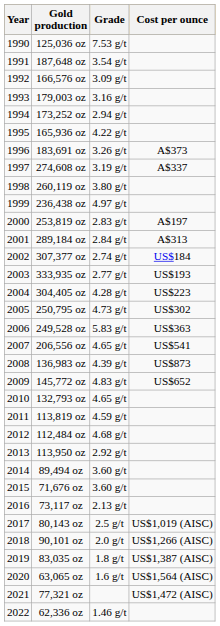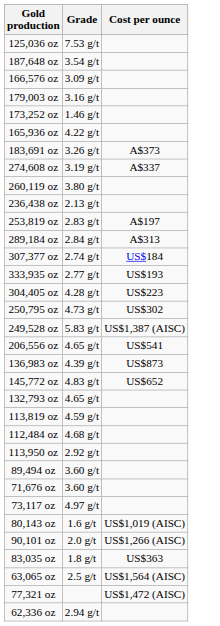- column: (18, 19)
(109, 114) 2.94 g/t -> (82, 114) 1.46 g/t
(109, 203) 4.97 g/t -> (82, 203) 2.13 g/t
(172, 327) US$363 -> (145, 327) US$1,387 (AISC)
(109, 505) 2.13 g/t -> (82, 505) 4.97 g/t
(109, 523) 2.5 g/t -> (82, 523) 1.6 g/t
(172, 558) US$1,387 (AISC) -> (145, 558) US$363
(109, 576) 1.6 g/t -> (82, 576) 2.5 g/t
(109, 612) 1.46 g/t -> (82, 612) 2.94 g/t
